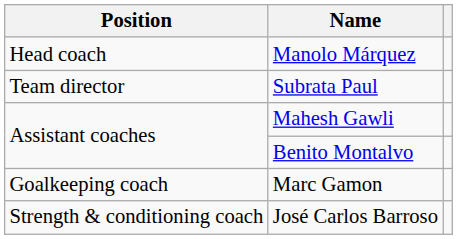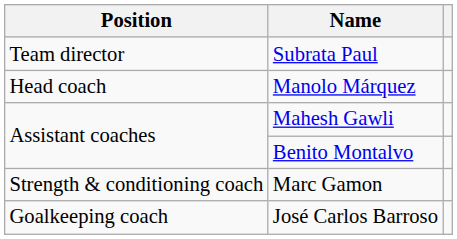rows swapped: (325, 86) <-> (344, 53)
(89, 184) Goalkeeping coach -> (136, 184) Strength & conditioning coach
(136, 217) Strength & conditioning coach -> (89, 217) Goalkeeping coach
